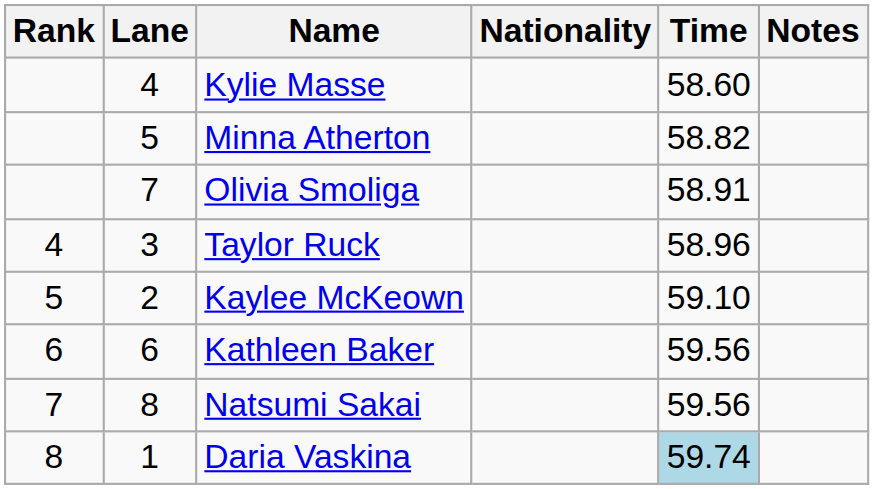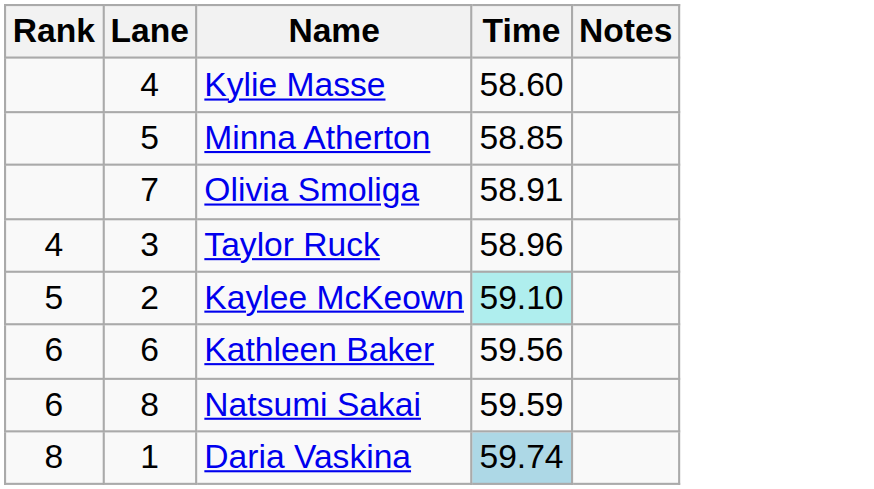- column: (565, 31)
(709, 137) 58.82 -> (522, 137) 58.85
(709, 297) no background -> (522, 297) paleturquoise background
(54, 404) 7 -> (54, 404) 6
(709, 404) 59.56 -> (522, 404) 59.59
